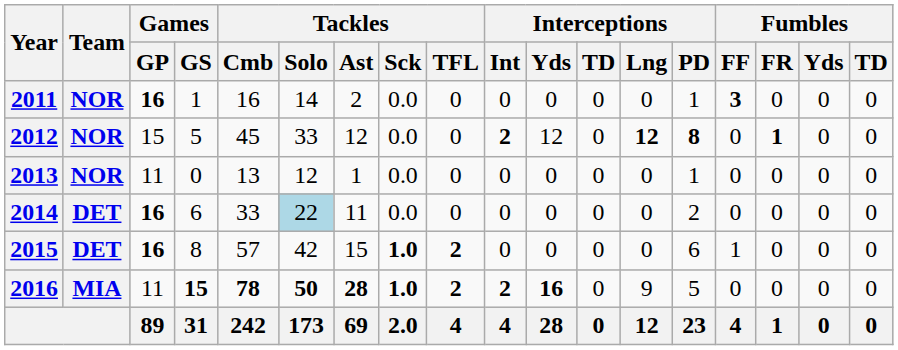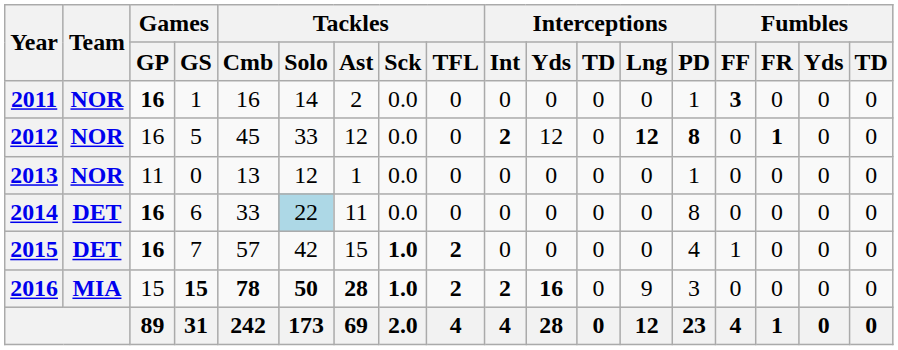(153, 136) 15 -> (153, 136) 16
(694, 212) 2 -> (694, 212) 8
(196, 250) 8 -> (196, 250) 7
(694, 250) 6 -> (694, 250) 4
(153, 288) 11 -> (153, 288) 15
(694, 288) 5 -> (694, 288) 3
